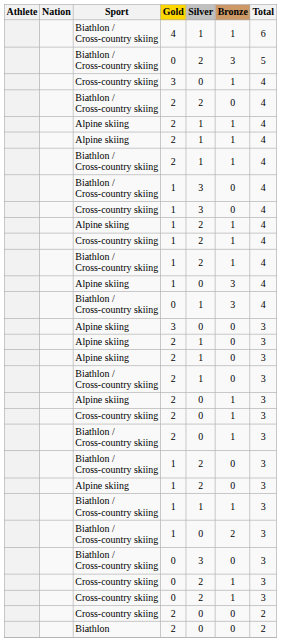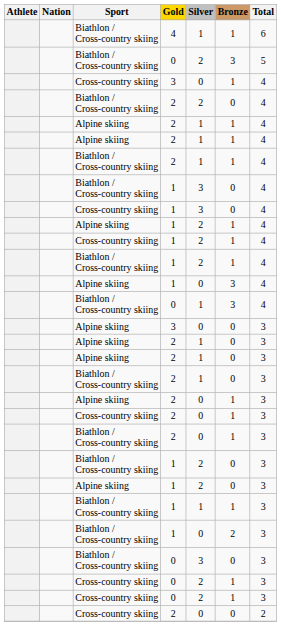- row: (92, 629)
